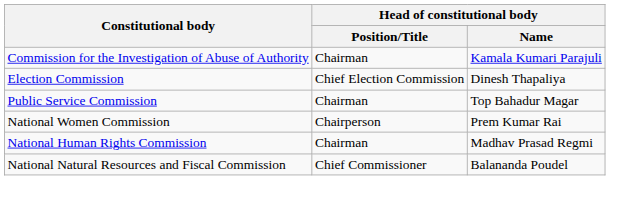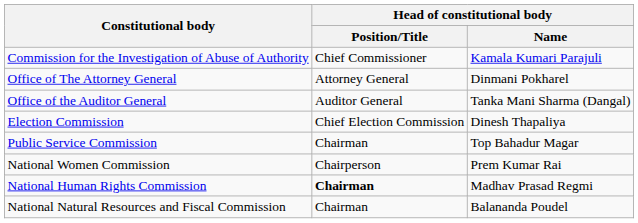(341, 57) Chairman -> (371, 57) Chief Commissioner
+ row: (92, 79)
+ row: (87, 100)
(341, 143) normal -> (344, 185) bold
(371, 164) Chief Commissioner -> (341, 206) Chairman
